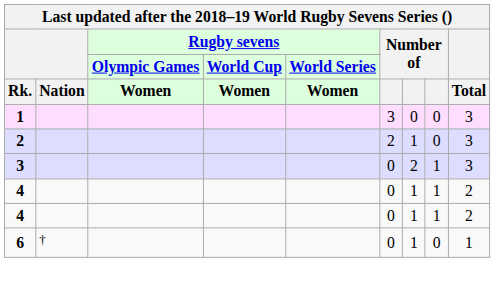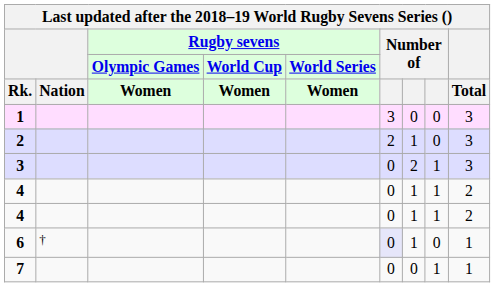(391, 242) no background -> (391, 242) lavender background
+ row: (20, 269)
